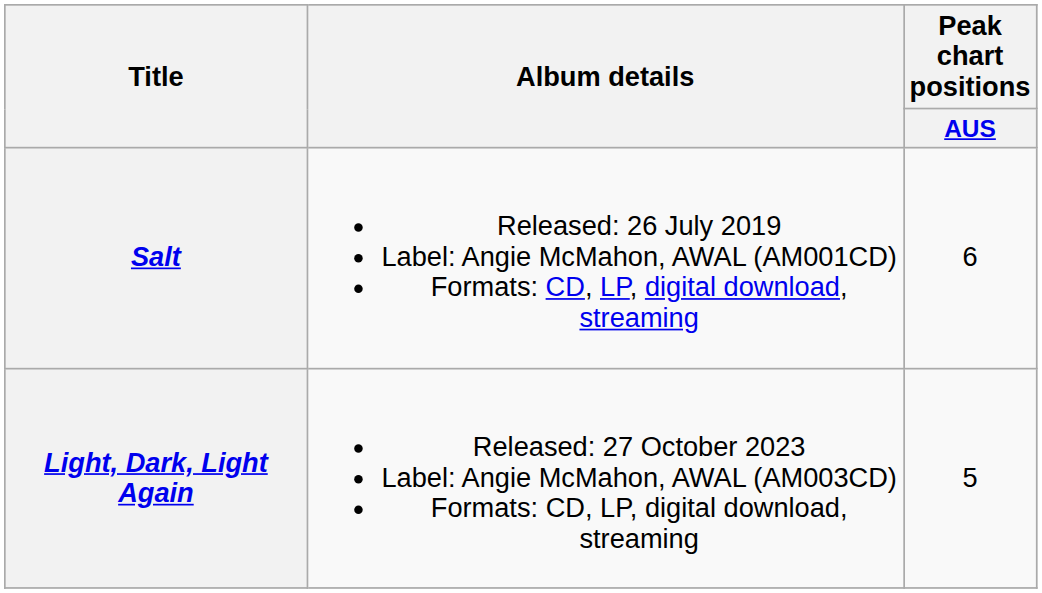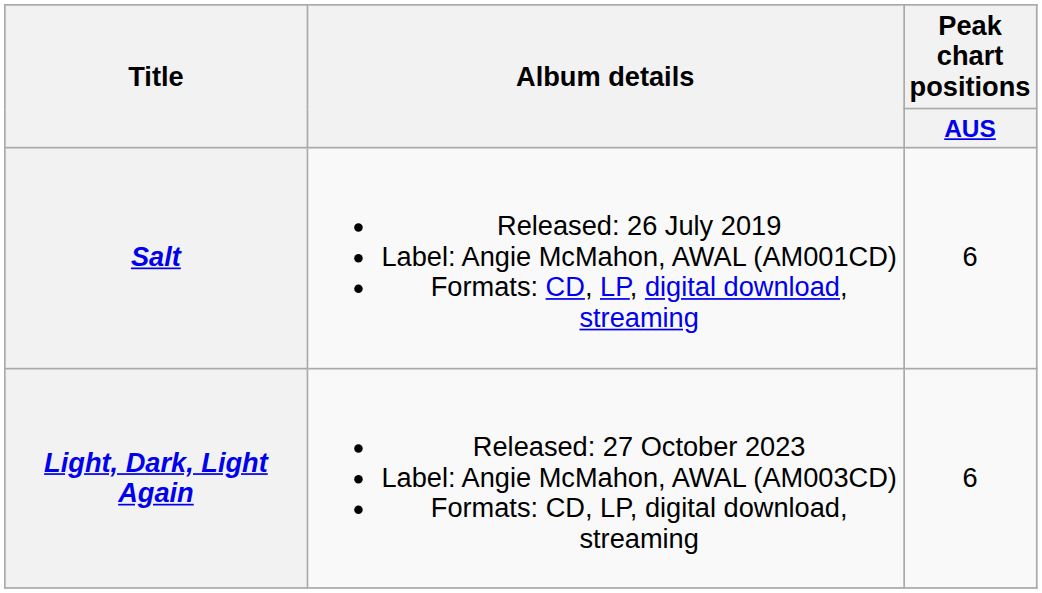(970, 477) 5 -> (970, 477) 6
